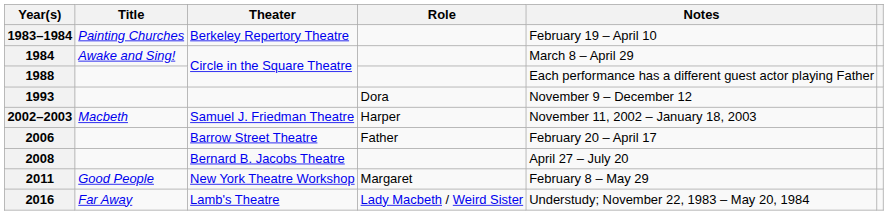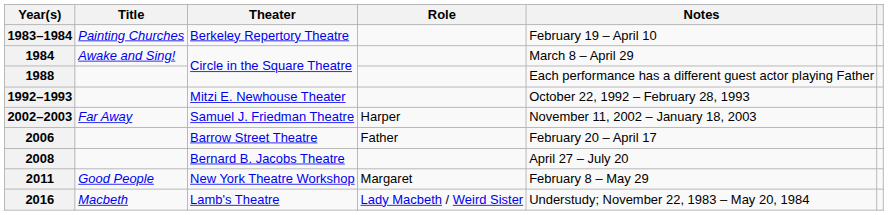+ row: (40, 96)
- row: (40, 96)
(103, 117) Macbeth -> (105, 117) Far Away
(105, 199) Far Away -> (103, 199) Macbeth
